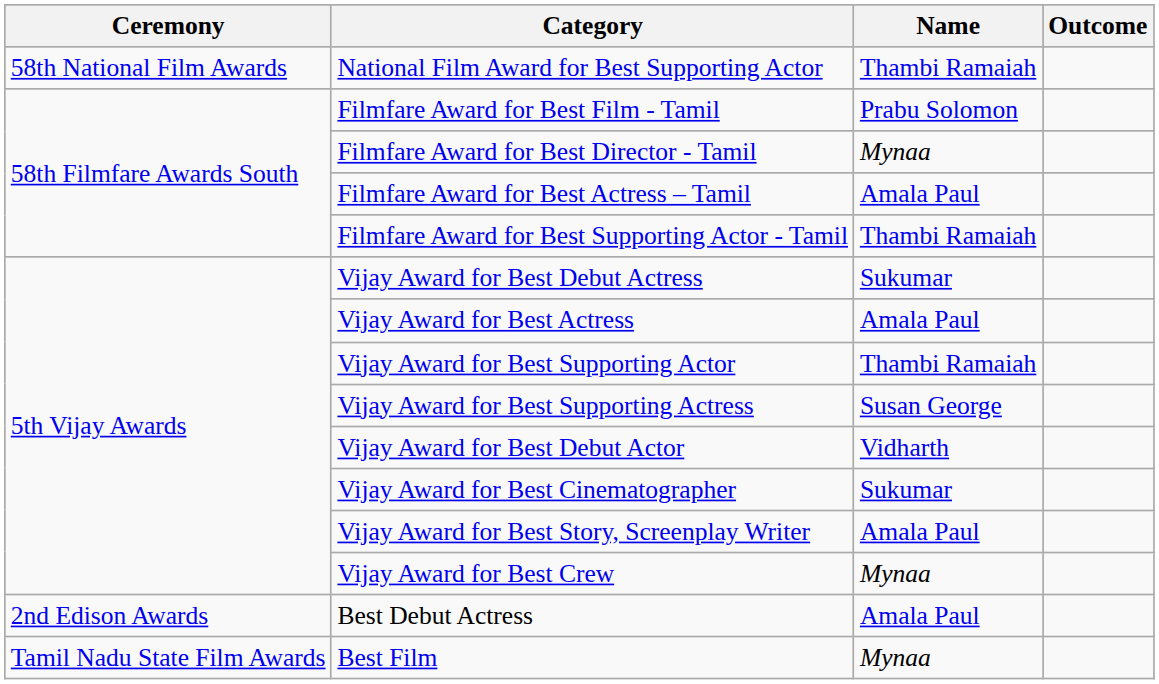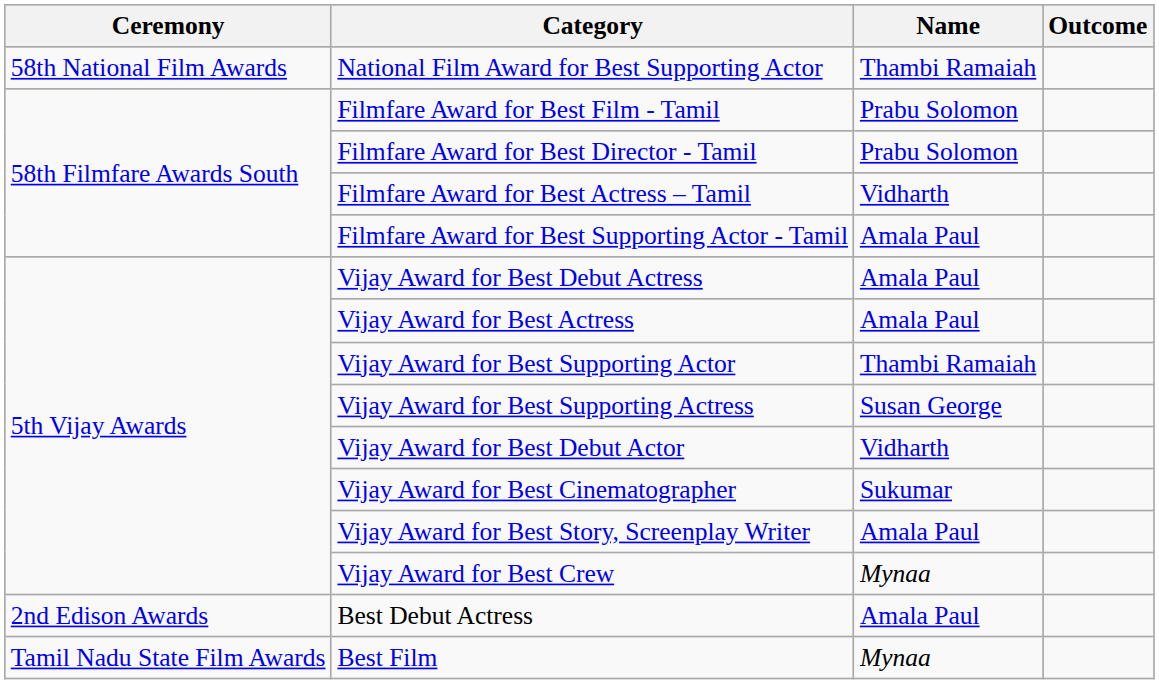(895, 152) Mynaa -> (939, 152) Prabu Solomon
(920, 194) Amala Paul -> (904, 194) Vidharth
(948, 236) Thambi Ramaiah -> (920, 236) Amala Paul
(906, 278) Sukumar -> (920, 278) Amala Paul
